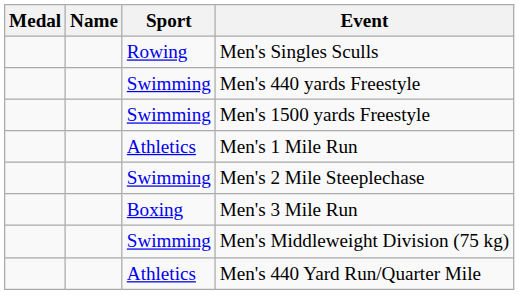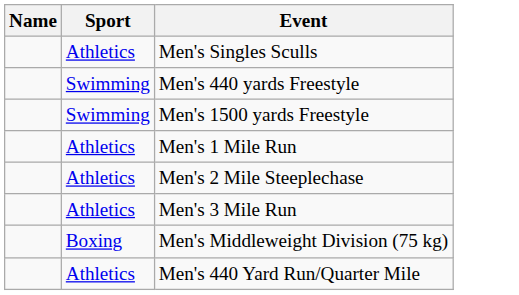- column: (35, 20)
(157, 52) Rowing -> (100, 52) Athletics
(169, 178) Swimming -> (100, 178) Athletics
(155, 209) Boxing -> (100, 209) Athletics
(169, 241) Swimming -> (94, 241) Boxing
